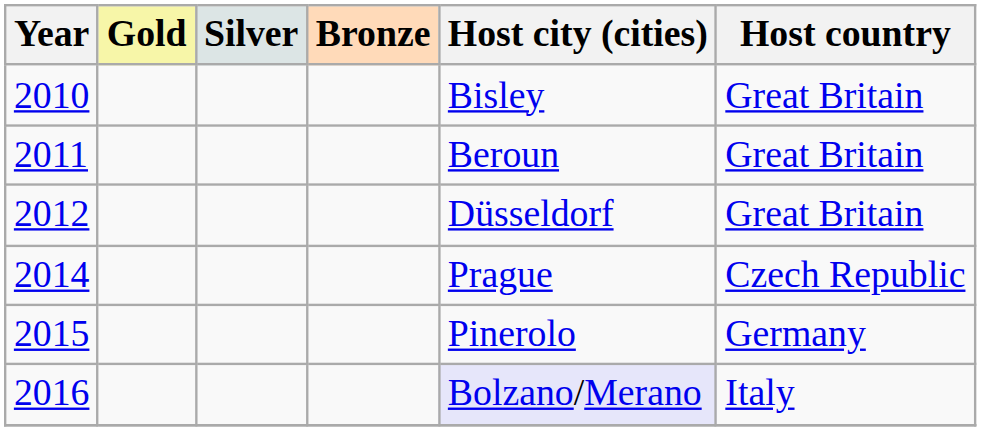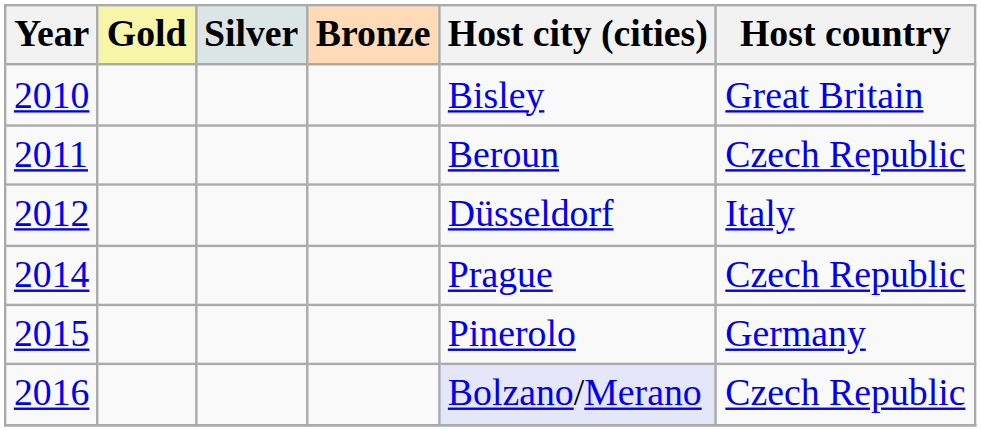(824, 154) Great Britain -> (845, 154) Czech Republic
(824, 214) Great Britain -> (760, 214) Italy
(760, 393) Italy -> (845, 393) Czech Republic
